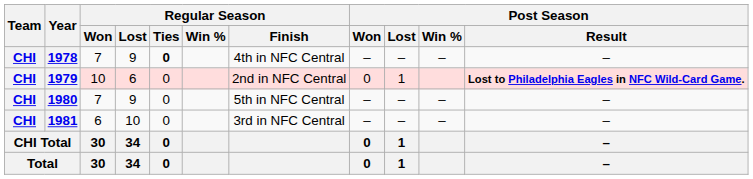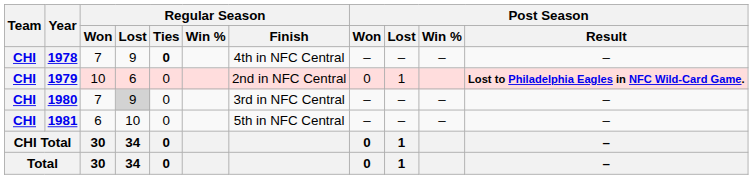(133, 100) no background -> (133, 100) lightgrey background
(289, 100) 5th in NFC Central -> (289, 100) 3rd in NFC Central
(289, 121) 3rd in NFC Central -> (289, 121) 5th in NFC Central
